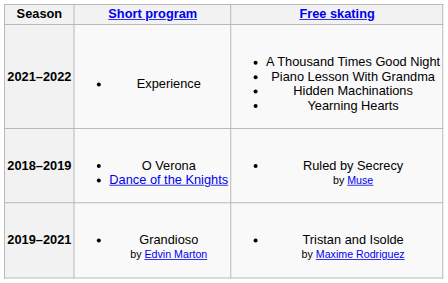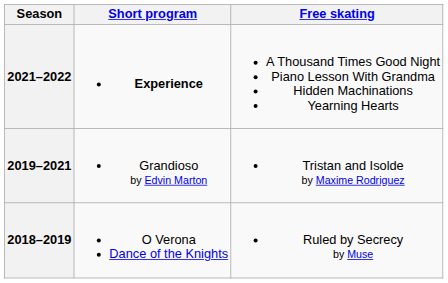(153, 84) normal -> (153, 84) bold
rows swapped: (39, 240) <-> (39, 165)
